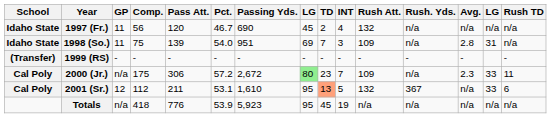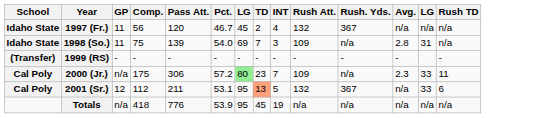- column: (267, 12)
(412, 27) n/a -> (349, 27) 367
